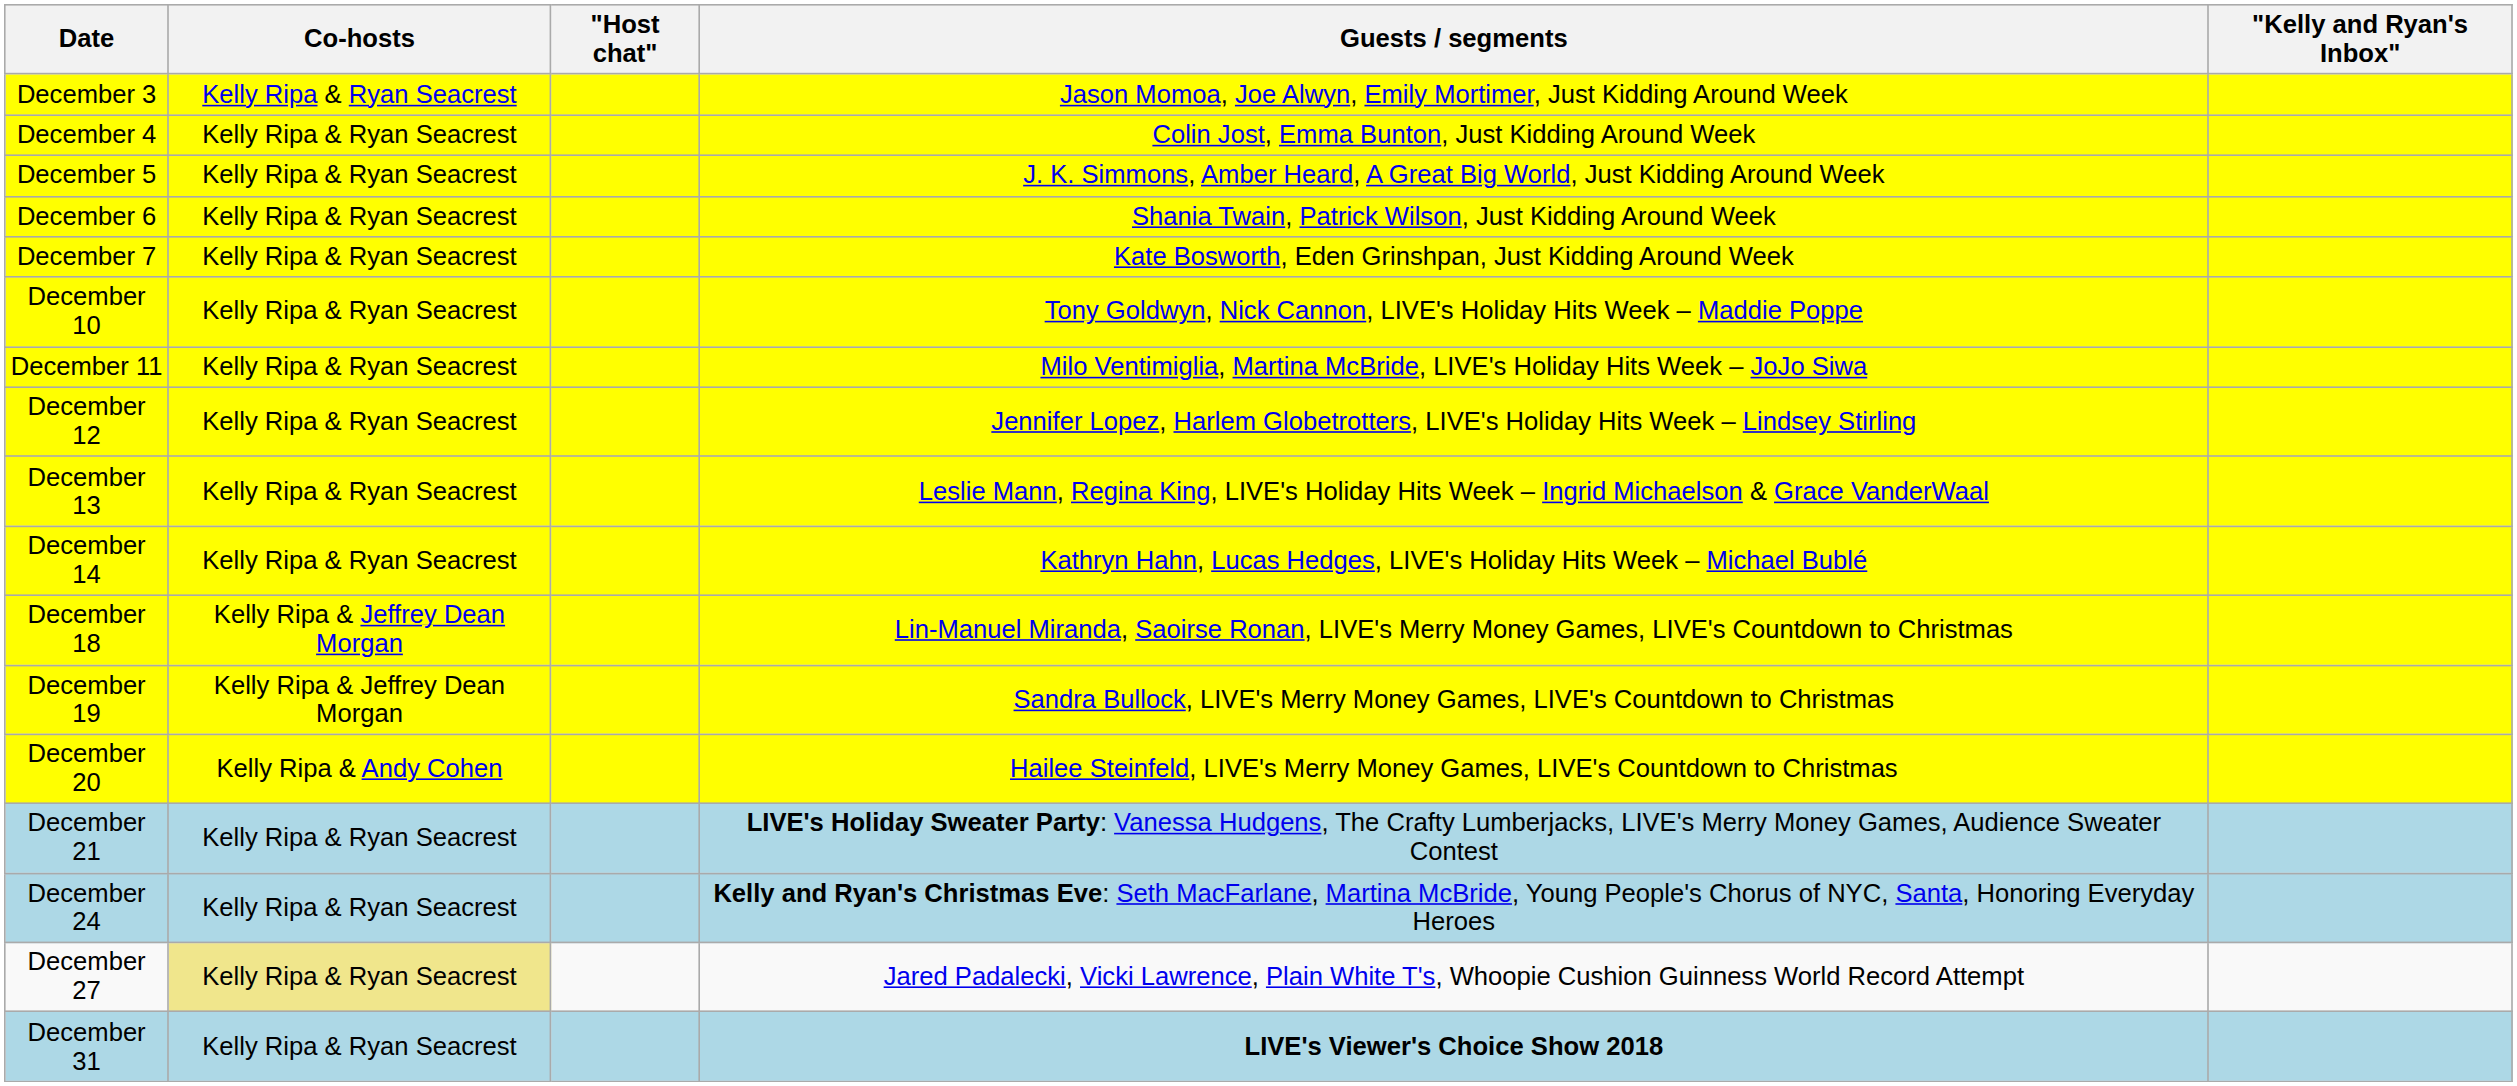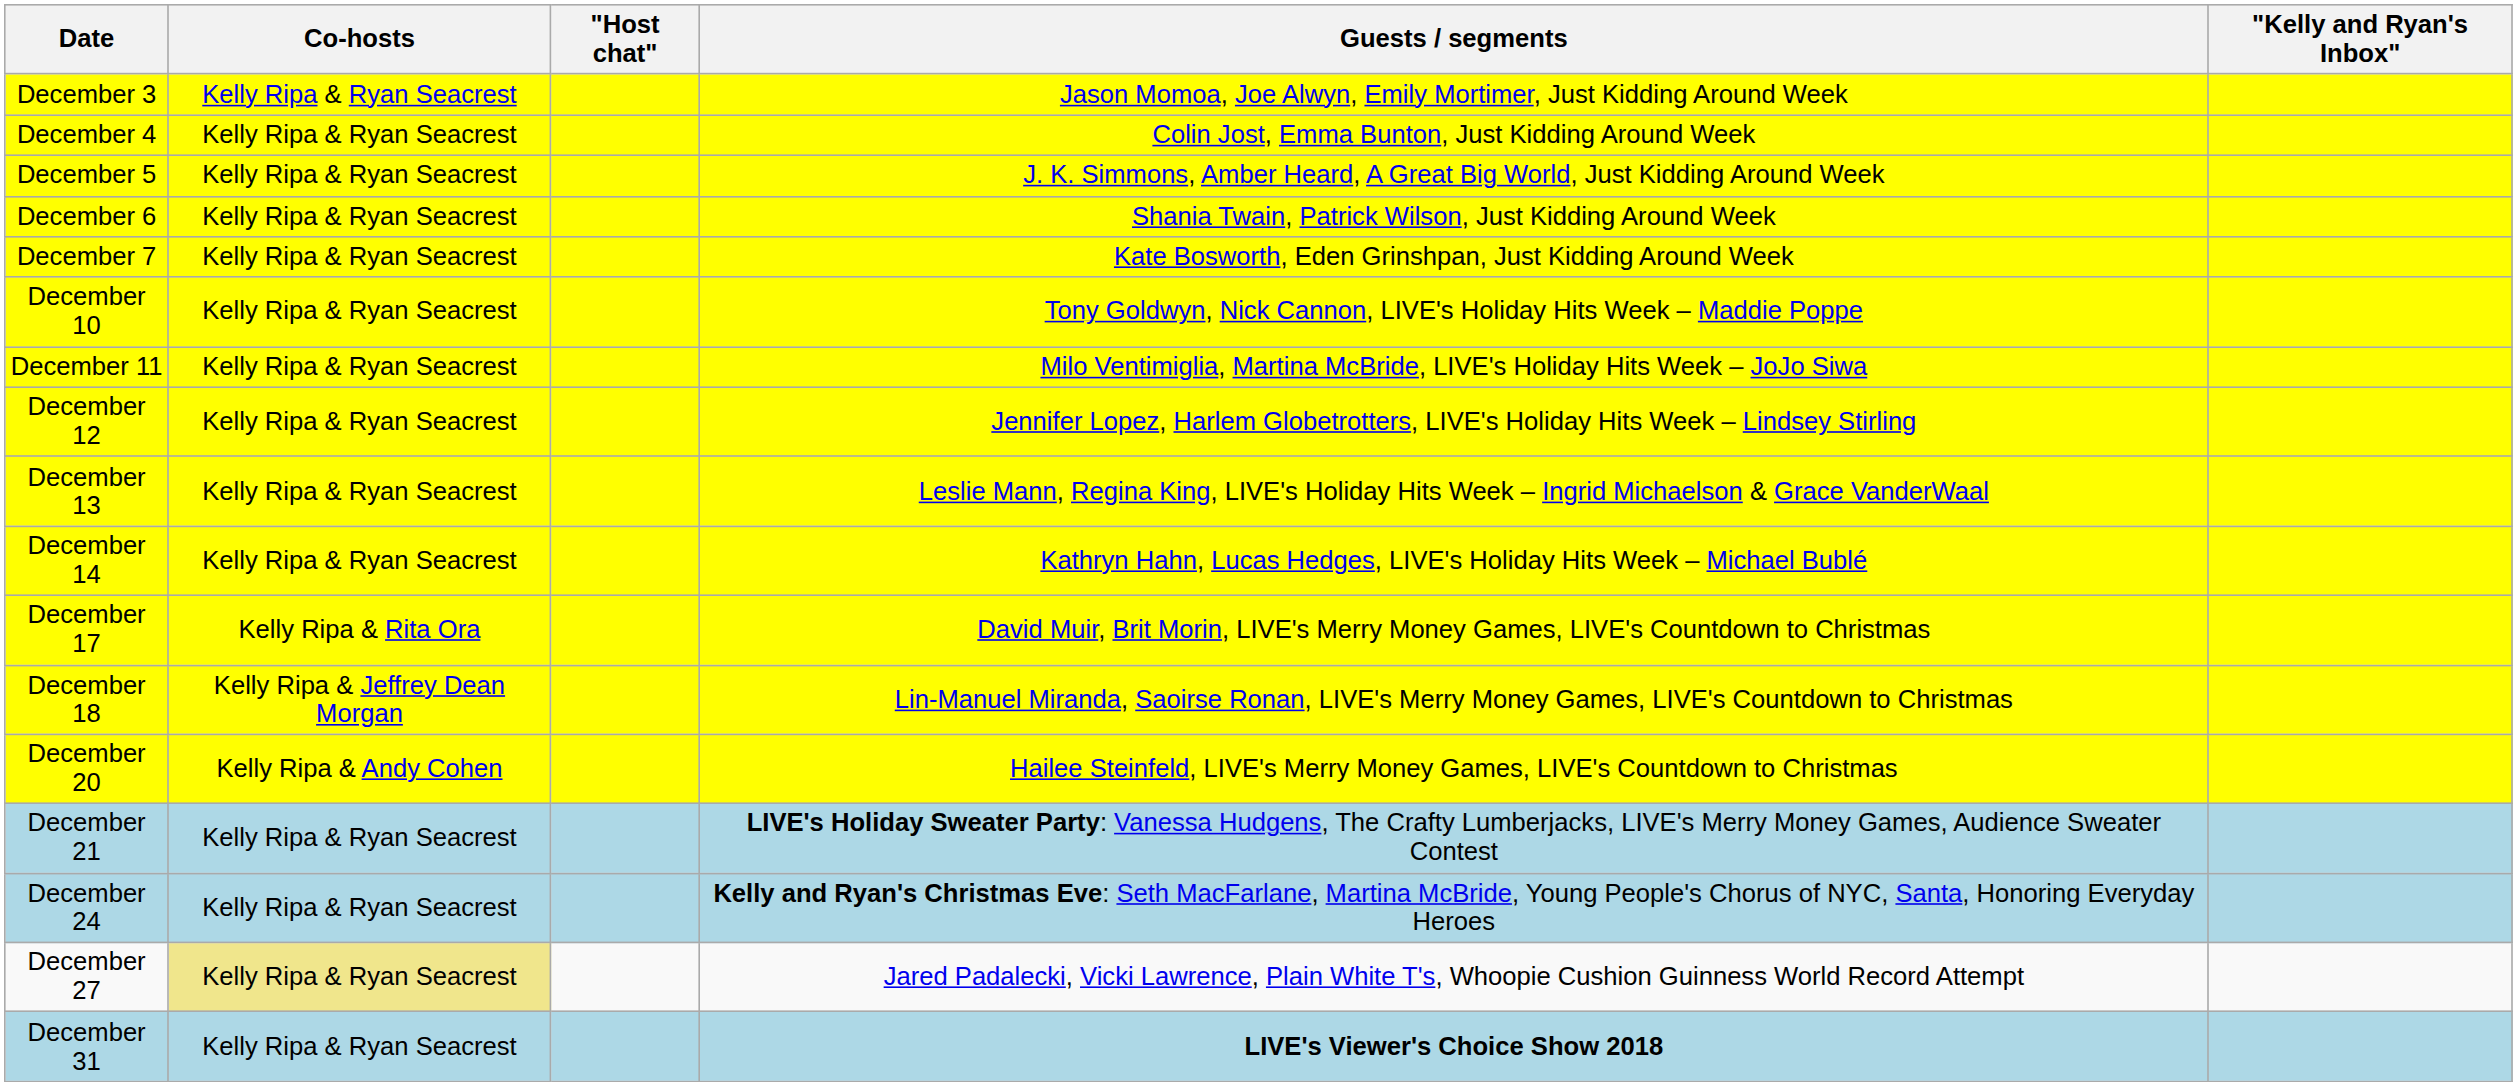+ row: (87, 629)
- row: (87, 699)
